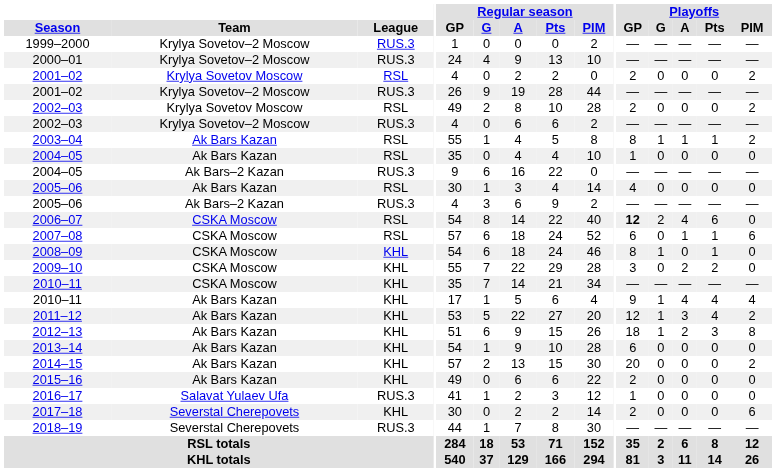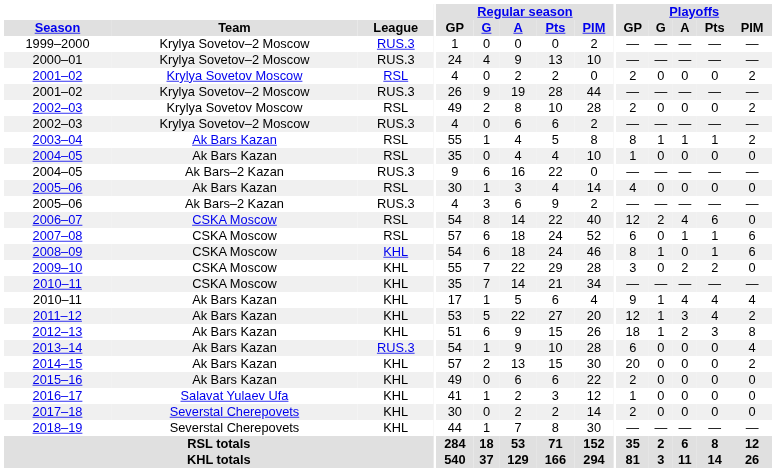(633, 220) bold -> (633, 220) normal
(752, 252) 0 -> (752, 252) 6
(396, 348) KHL -> (396, 348) RUS.3
(752, 348) 0 -> (752, 348) 4
(396, 396) RUS.3 -> (396, 396) KHL
(752, 412) 6 -> (752, 412) 0
(396, 428) RUS.3 -> (396, 428) KHL
